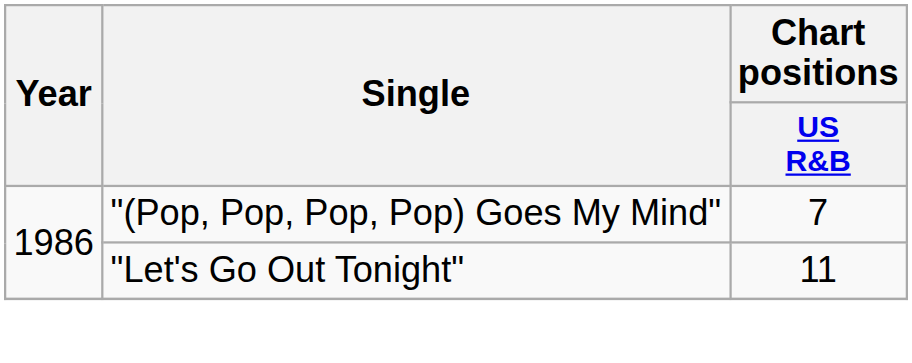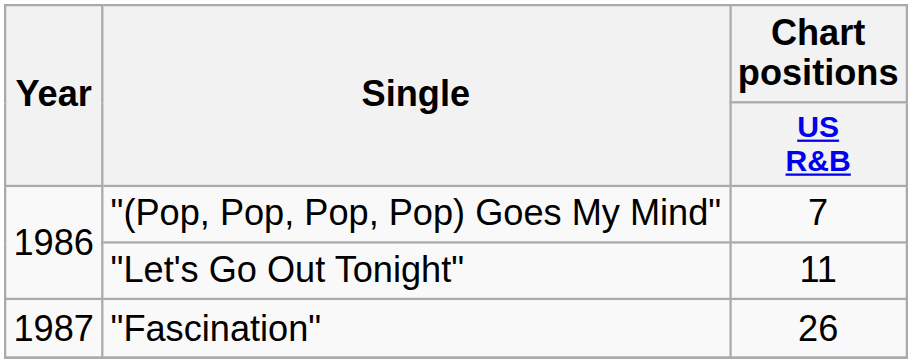+ row: (216, 327)
